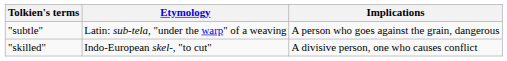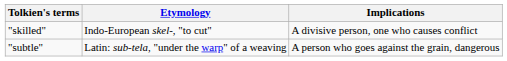rows swapped: (25, 30) <-> (27, 47)
